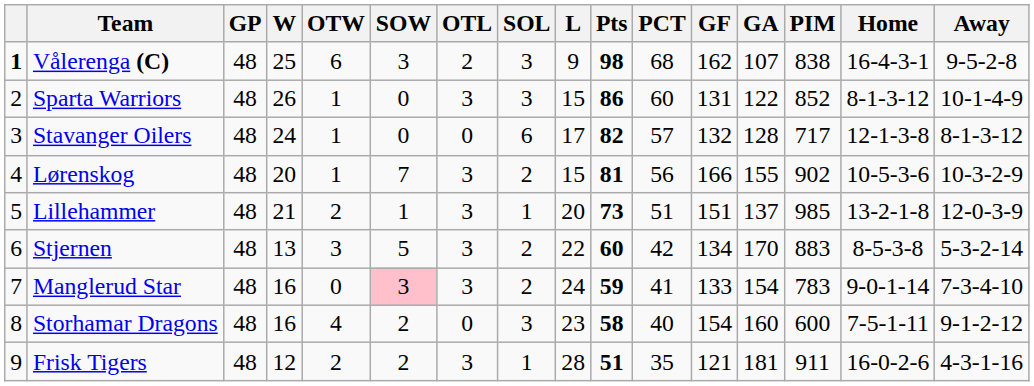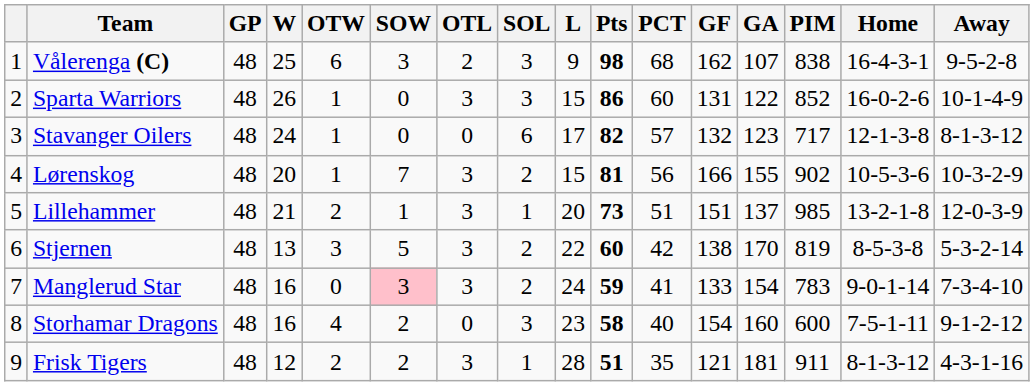(16, 60) bold -> (16, 60) normal
(888, 98) 8-1-3-12 -> (888, 98) 16-0-2-6
(761, 135) 128 -> (761, 135) 123
(714, 248) 134 -> (714, 248) 138
(813, 248) 883 -> (813, 248) 819
(888, 361) 16-0-2-6 -> (888, 361) 8-1-3-12
